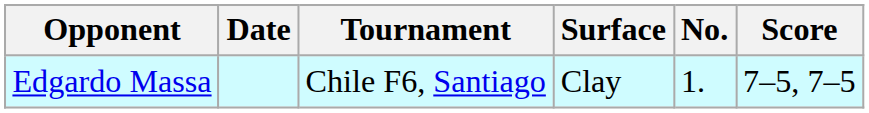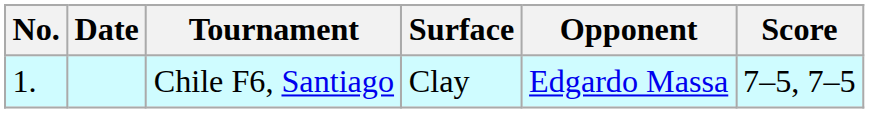columns swapped: (705, 30) <-> (112, 30)
